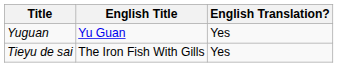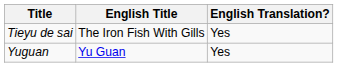rows swapped: (40, 52) <-> (28, 33)
